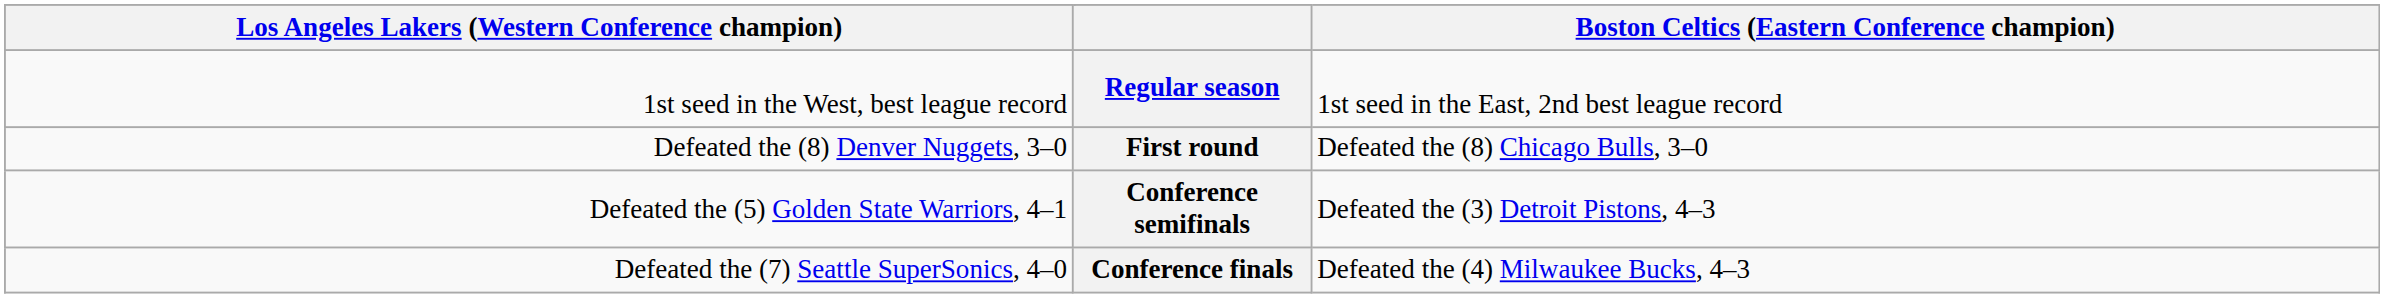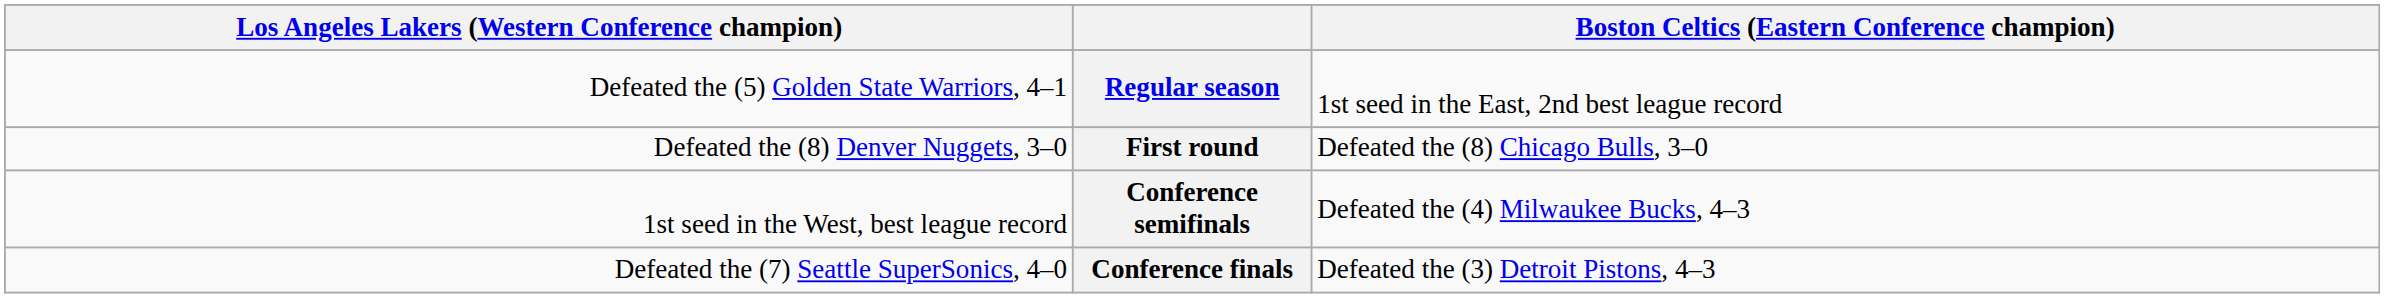(855, 103) 1st seed in the West, best league record -> (828, 87) Defeated the (5) Golden State Warriors, 4–1
(828, 209) Defeated the (5) Golden State Warriors, 4–1 -> (855, 225) 1st seed in the West, best league record
(1516, 209) Defeated the (3) Detroit Pistons, 4–3 -> (1534, 209) Defeated the (4) Milwaukee Bucks, 4–3
(1534, 269) Defeated the (4) Milwaukee Bucks, 4–3 -> (1516, 269) Defeated the (3) Detroit Pistons, 4–3
